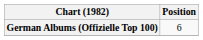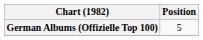(179, 27) 6 -> (179, 27) 5
